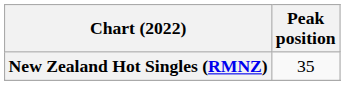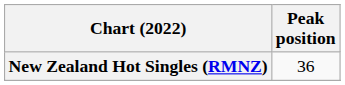(306, 66) 35 -> (306, 66) 36
